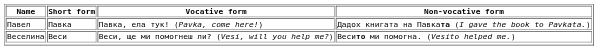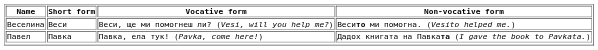rows swapped: (19, 24) <-> (26, 37)
